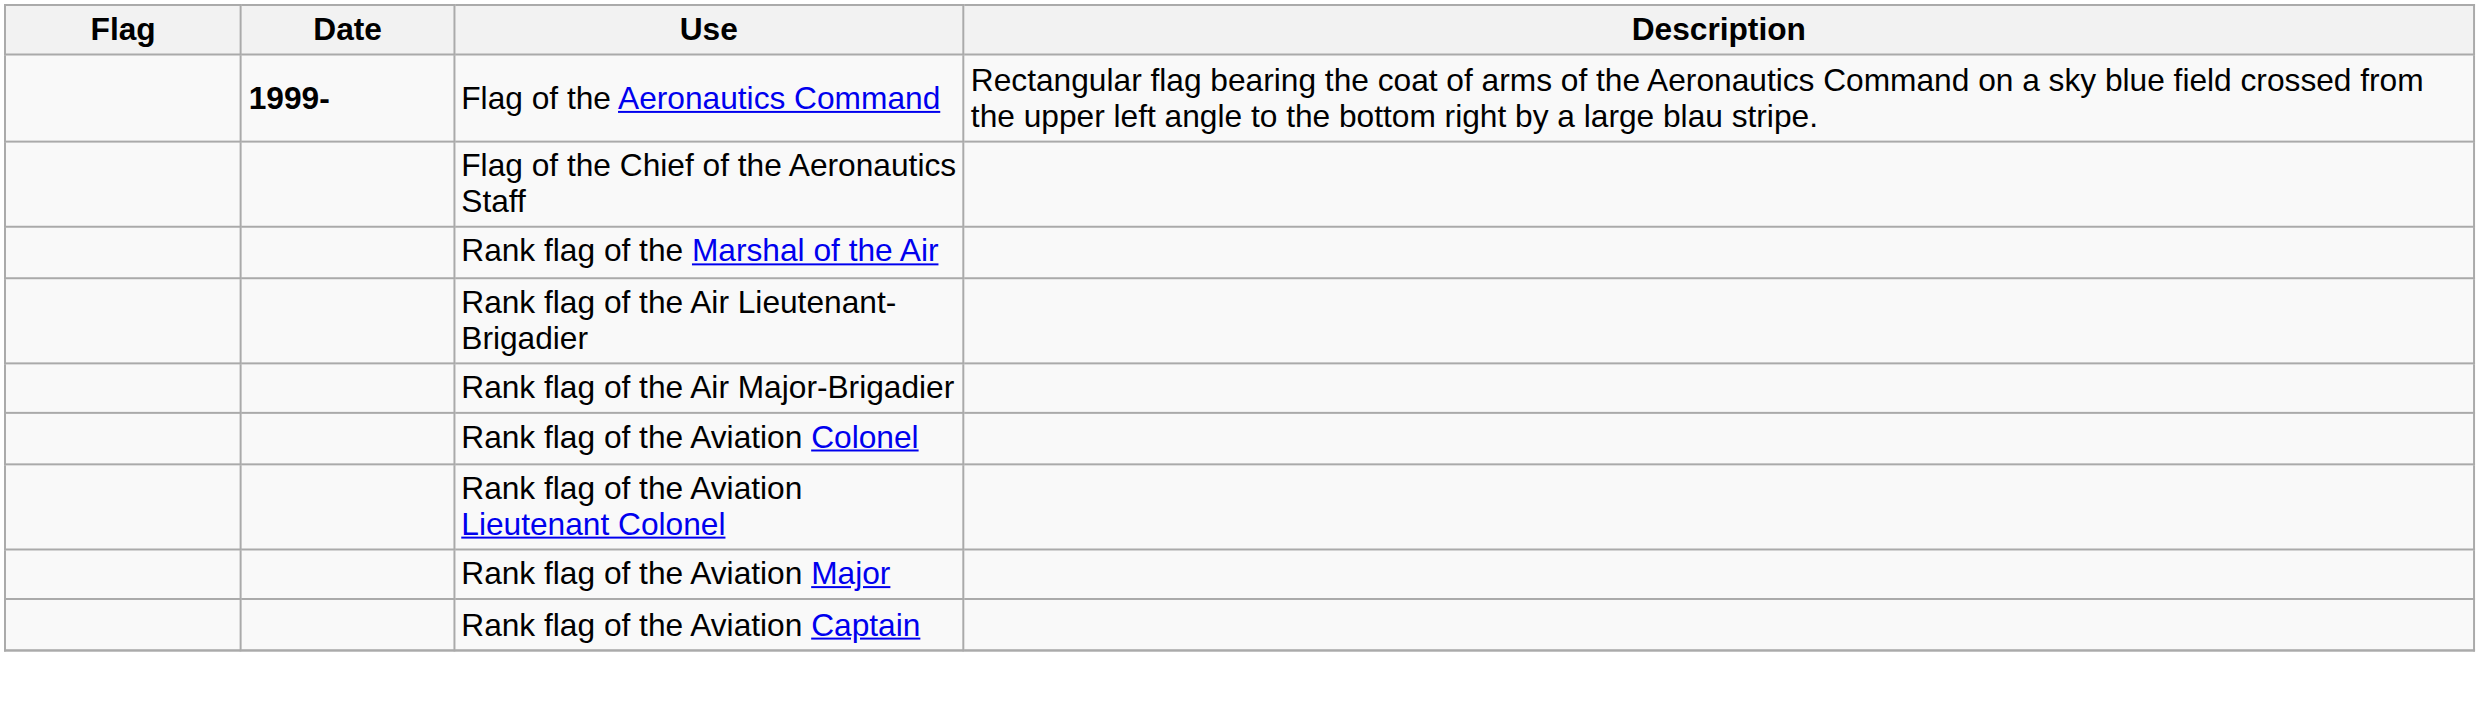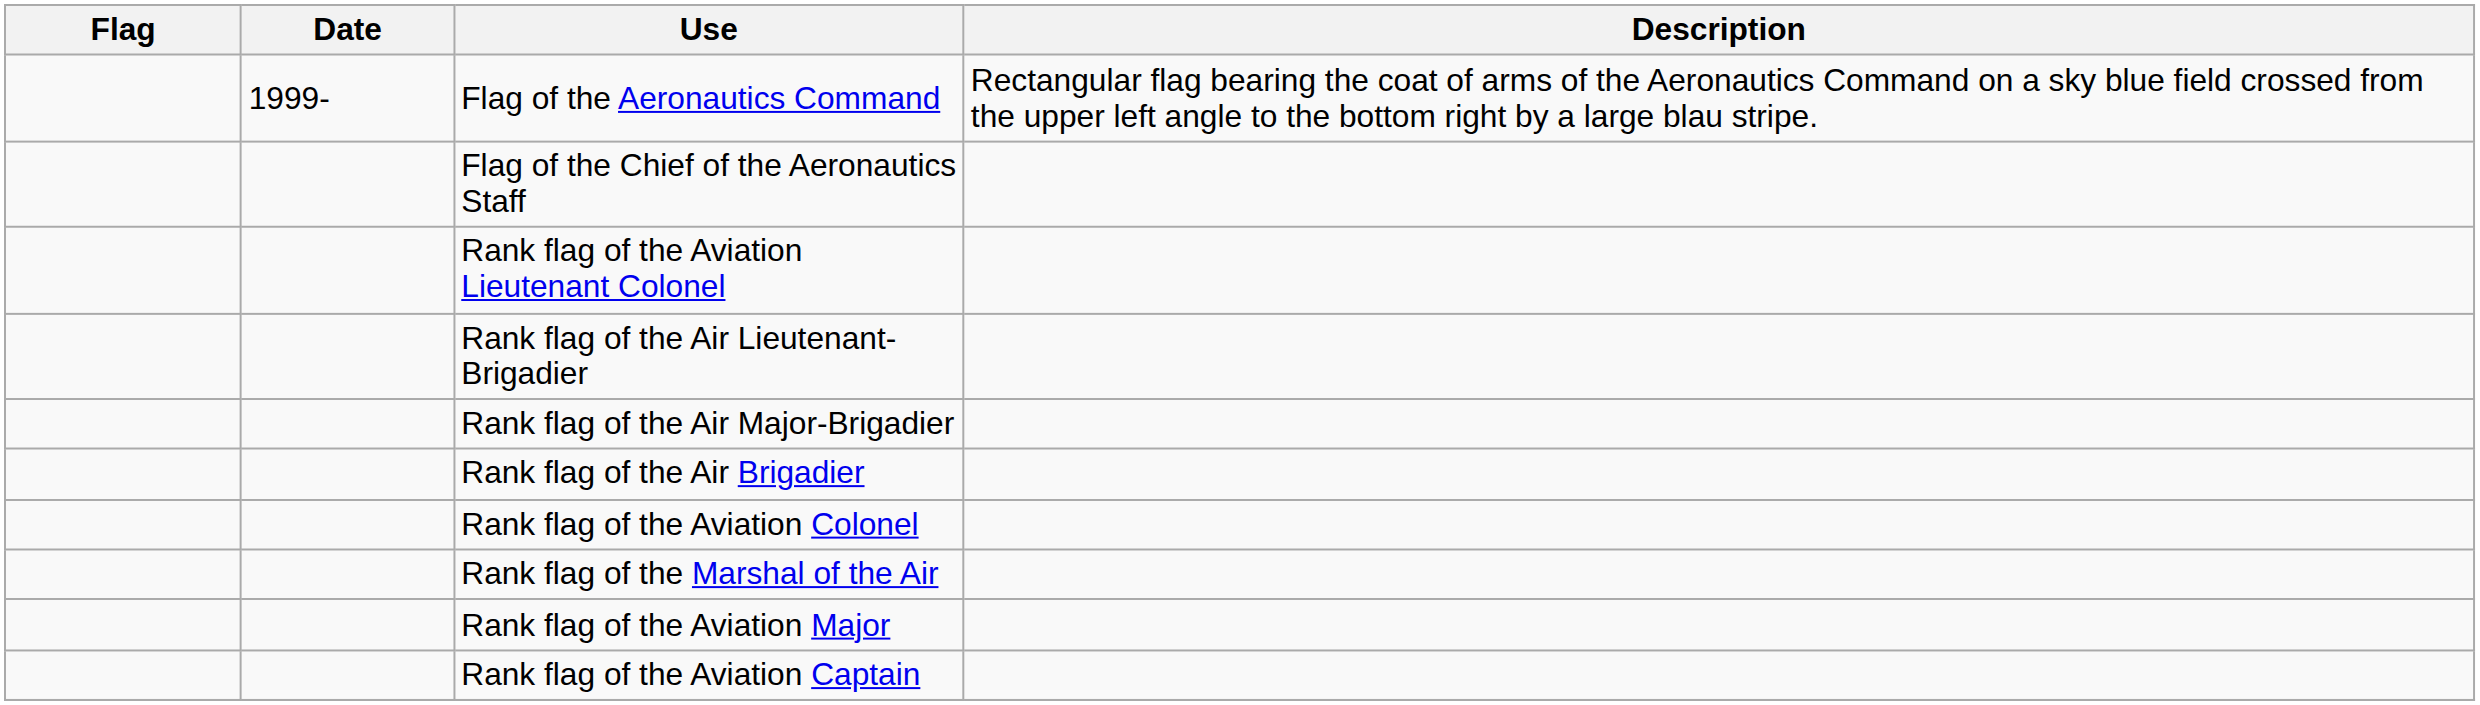(289, 97) bold -> (289, 97) normal
rows swapped: (700, 251) <-> (632, 506)
+ row: (663, 473)
